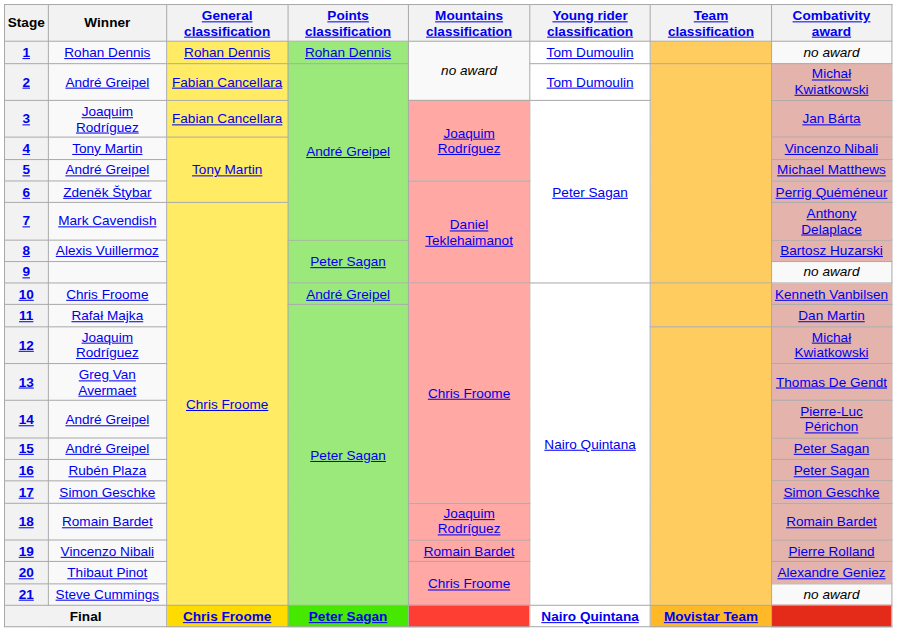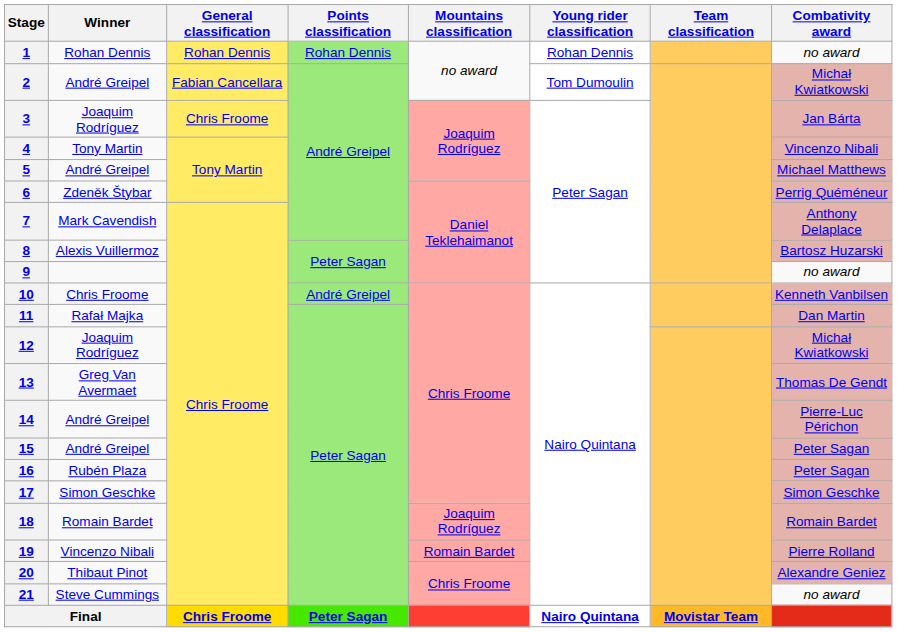(590, 53) Tom Dumoulin -> (590, 53) Rohan Dennis
(227, 119) Fabian Cancellara -> (227, 119) Chris Froome
